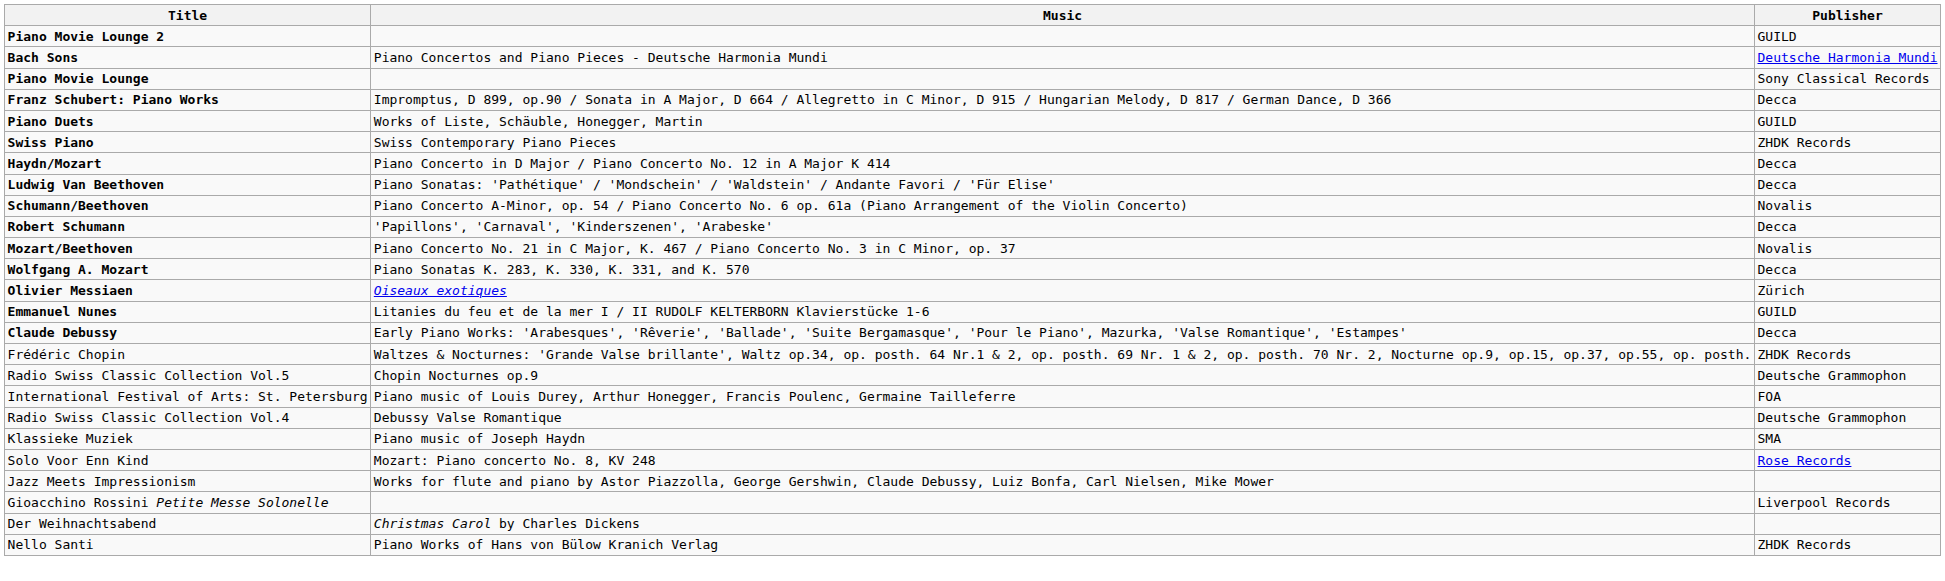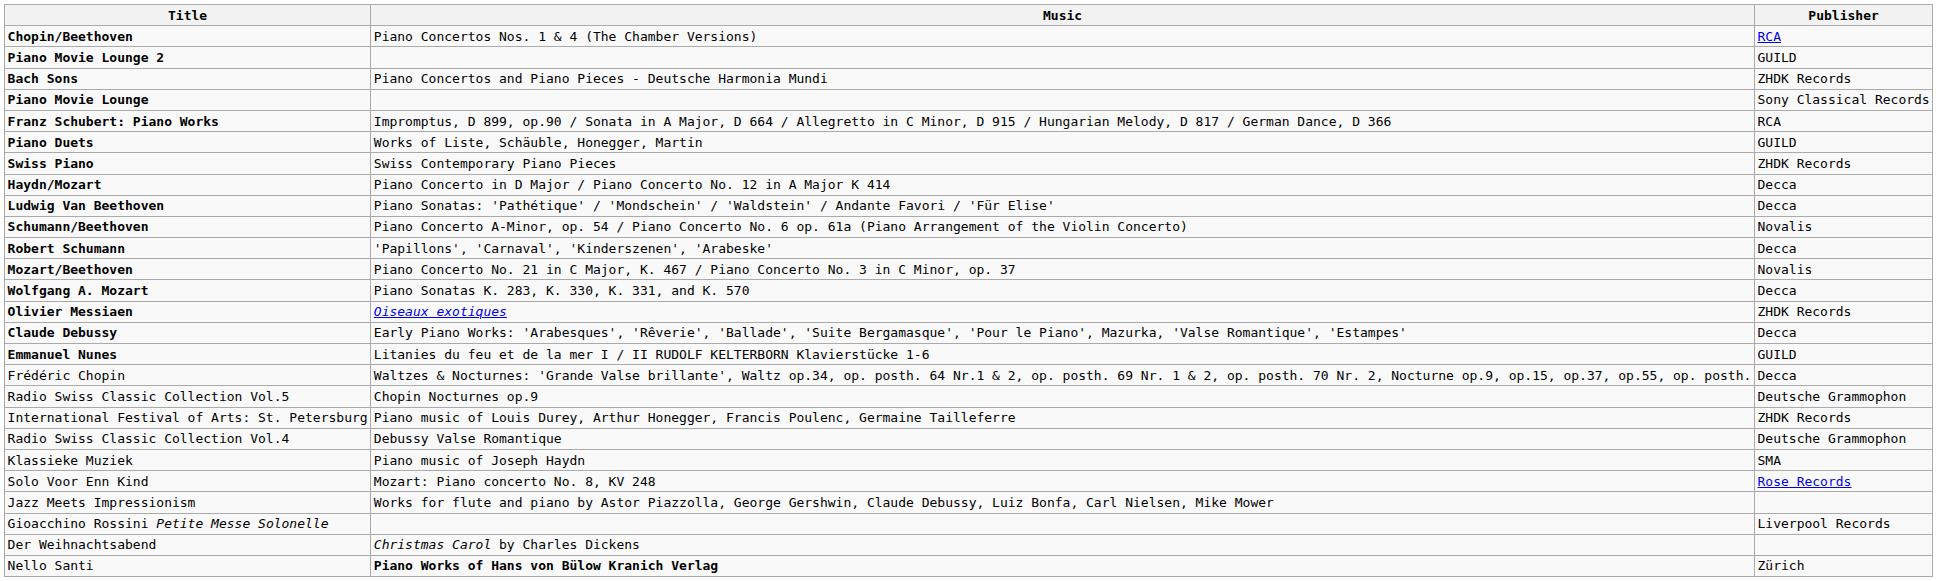+ row: (70, 36)
(1848, 57) Deutsche Harmonia Mundi -> (1804, 79) ZHDK Records
(1777, 100) Decca -> (1769, 121) RCA
(1781, 291) Zürich -> (1804, 312) ZHDK Records
rows swapped: (62, 312) <-> (62, 333)
(1804, 354) ZHDK Records -> (1777, 375) Decca
(1769, 396) FOA -> (1804, 418) ZHDK Records
(546, 545) normal -> (546, 566) bold
(1804, 545) ZHDK Records -> (1781, 566) Zürich
